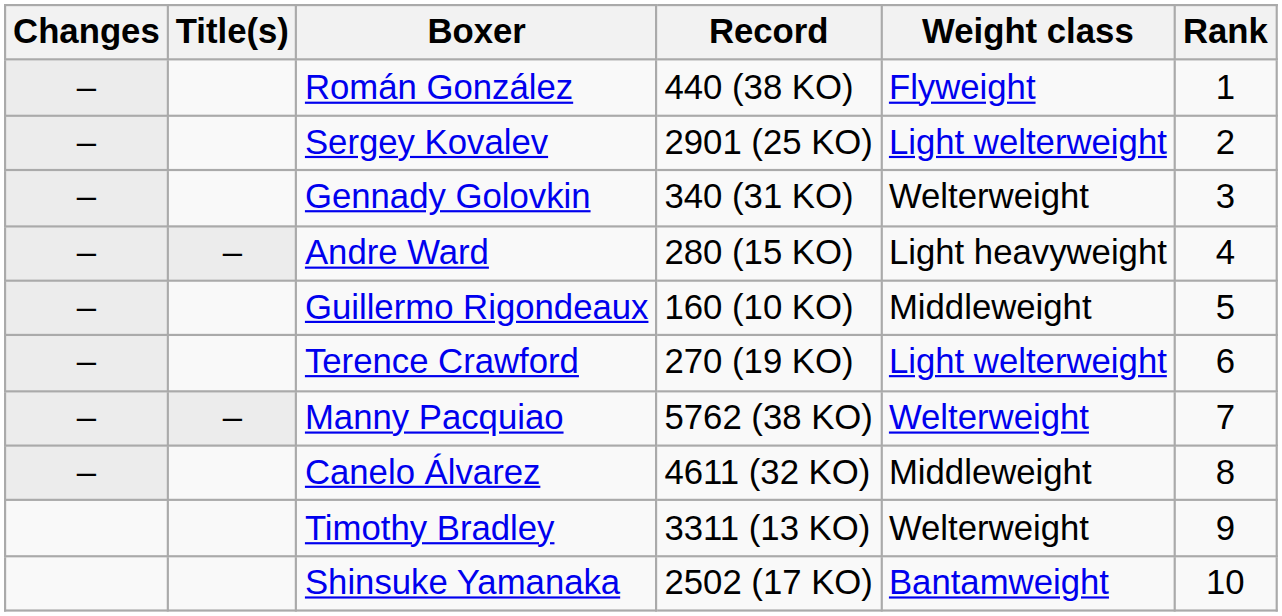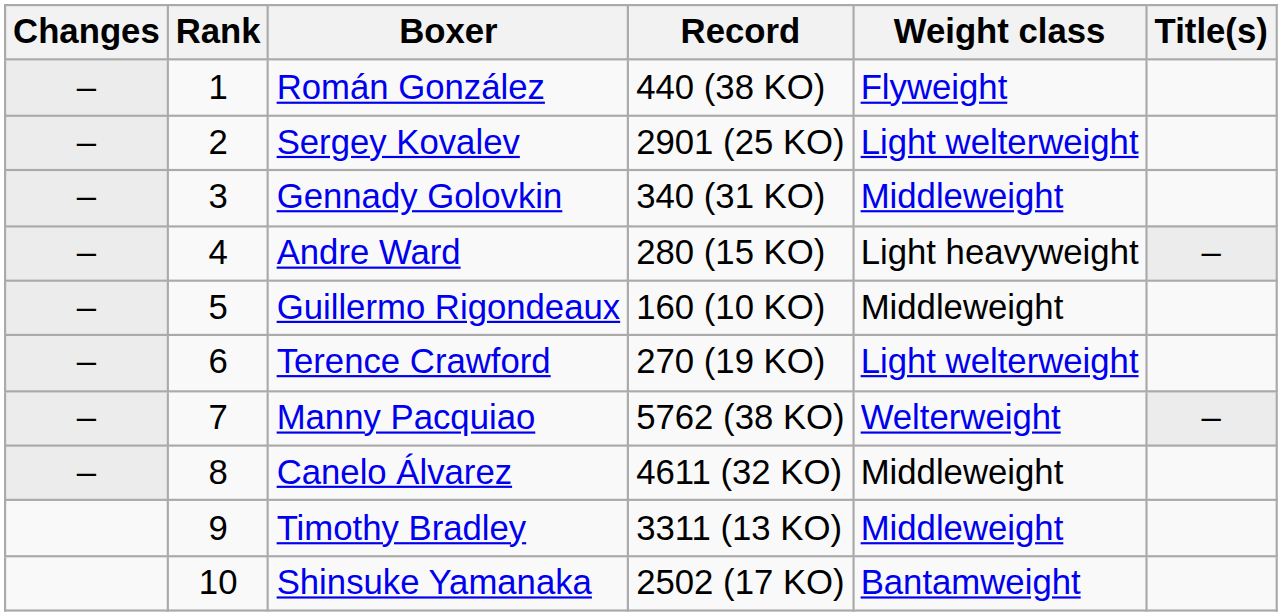columns swapped: (1225, 32) <-> (232, 32)
(989, 197) Welterweight -> (962, 197) Middleweight
(989, 527) Welterweight -> (962, 527) Middleweight
